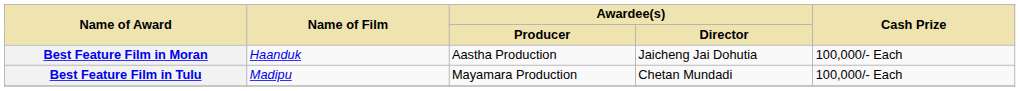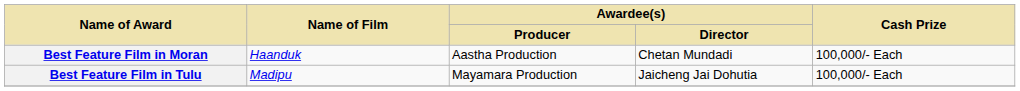(698, 55) Jaicheng Jai Dohutia -> (685, 55) Chetan Mundadi
(685, 75) Chetan Mundadi -> (698, 75) Jaicheng Jai Dohutia
